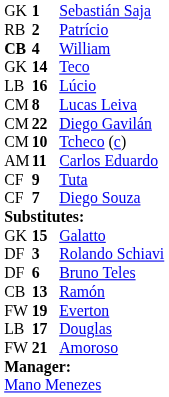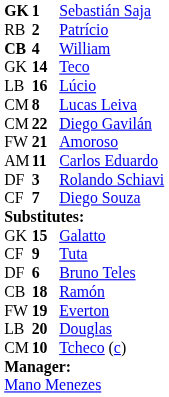(16, 11) normal -> (16, 11) bold
rows swapped: (93, 142) <-> (89, 347)
rows swapped: (73, 179) <-> (112, 254)
(40, 291) 13 -> (40, 291) 18
(40, 329) 17 -> (40, 329) 20
